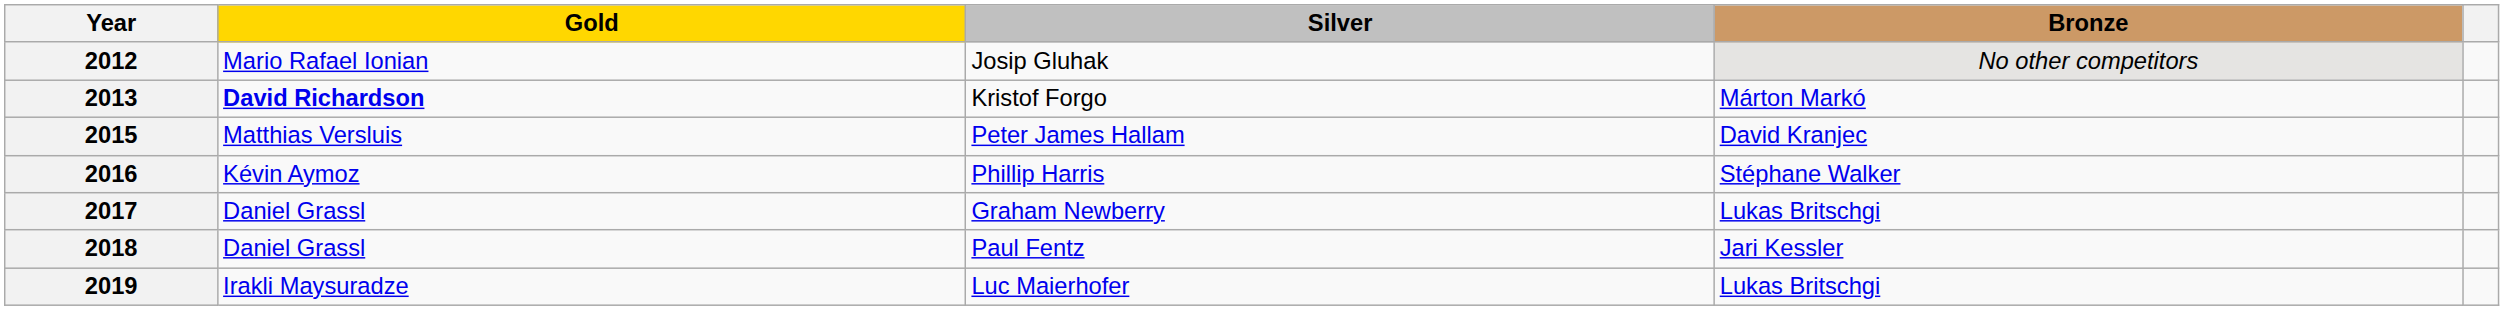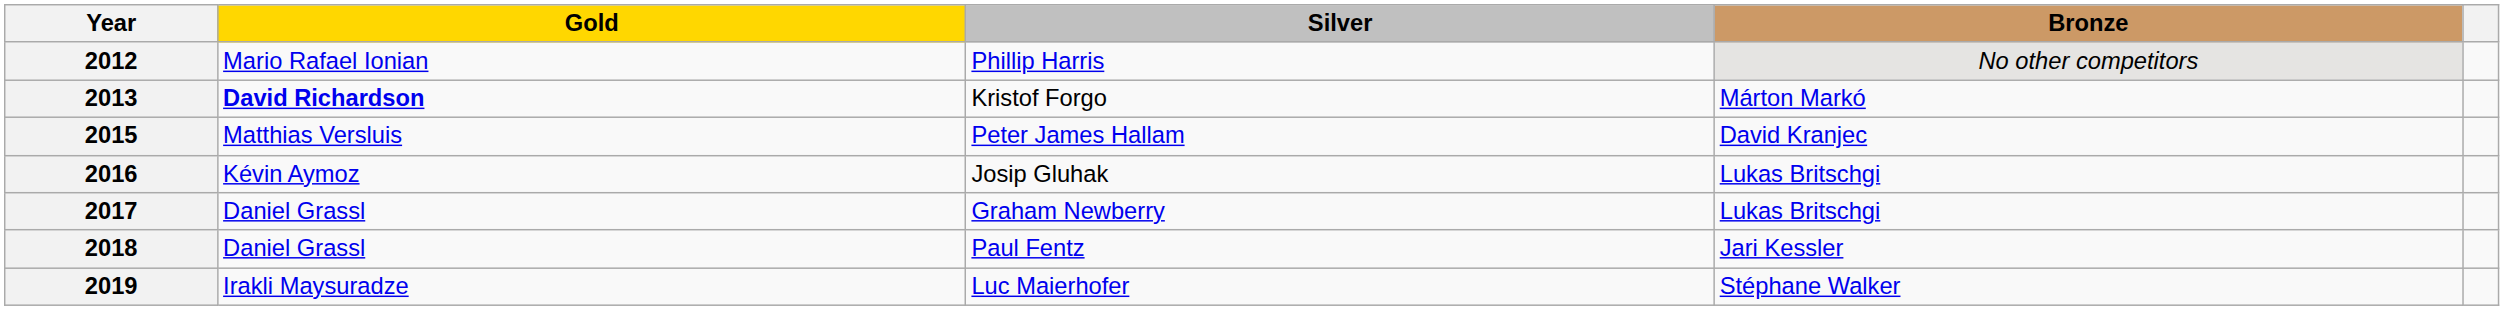(1040, 60) Josip Gluhak -> (1038, 60) Phillip Harris
(1038, 173) Phillip Harris -> (1040, 173) Josip Gluhak
(1810, 173) Stéphane Walker -> (1800, 173) Lukas Britschgi
(1800, 286) Lukas Britschgi -> (1810, 286) Stéphane Walker
